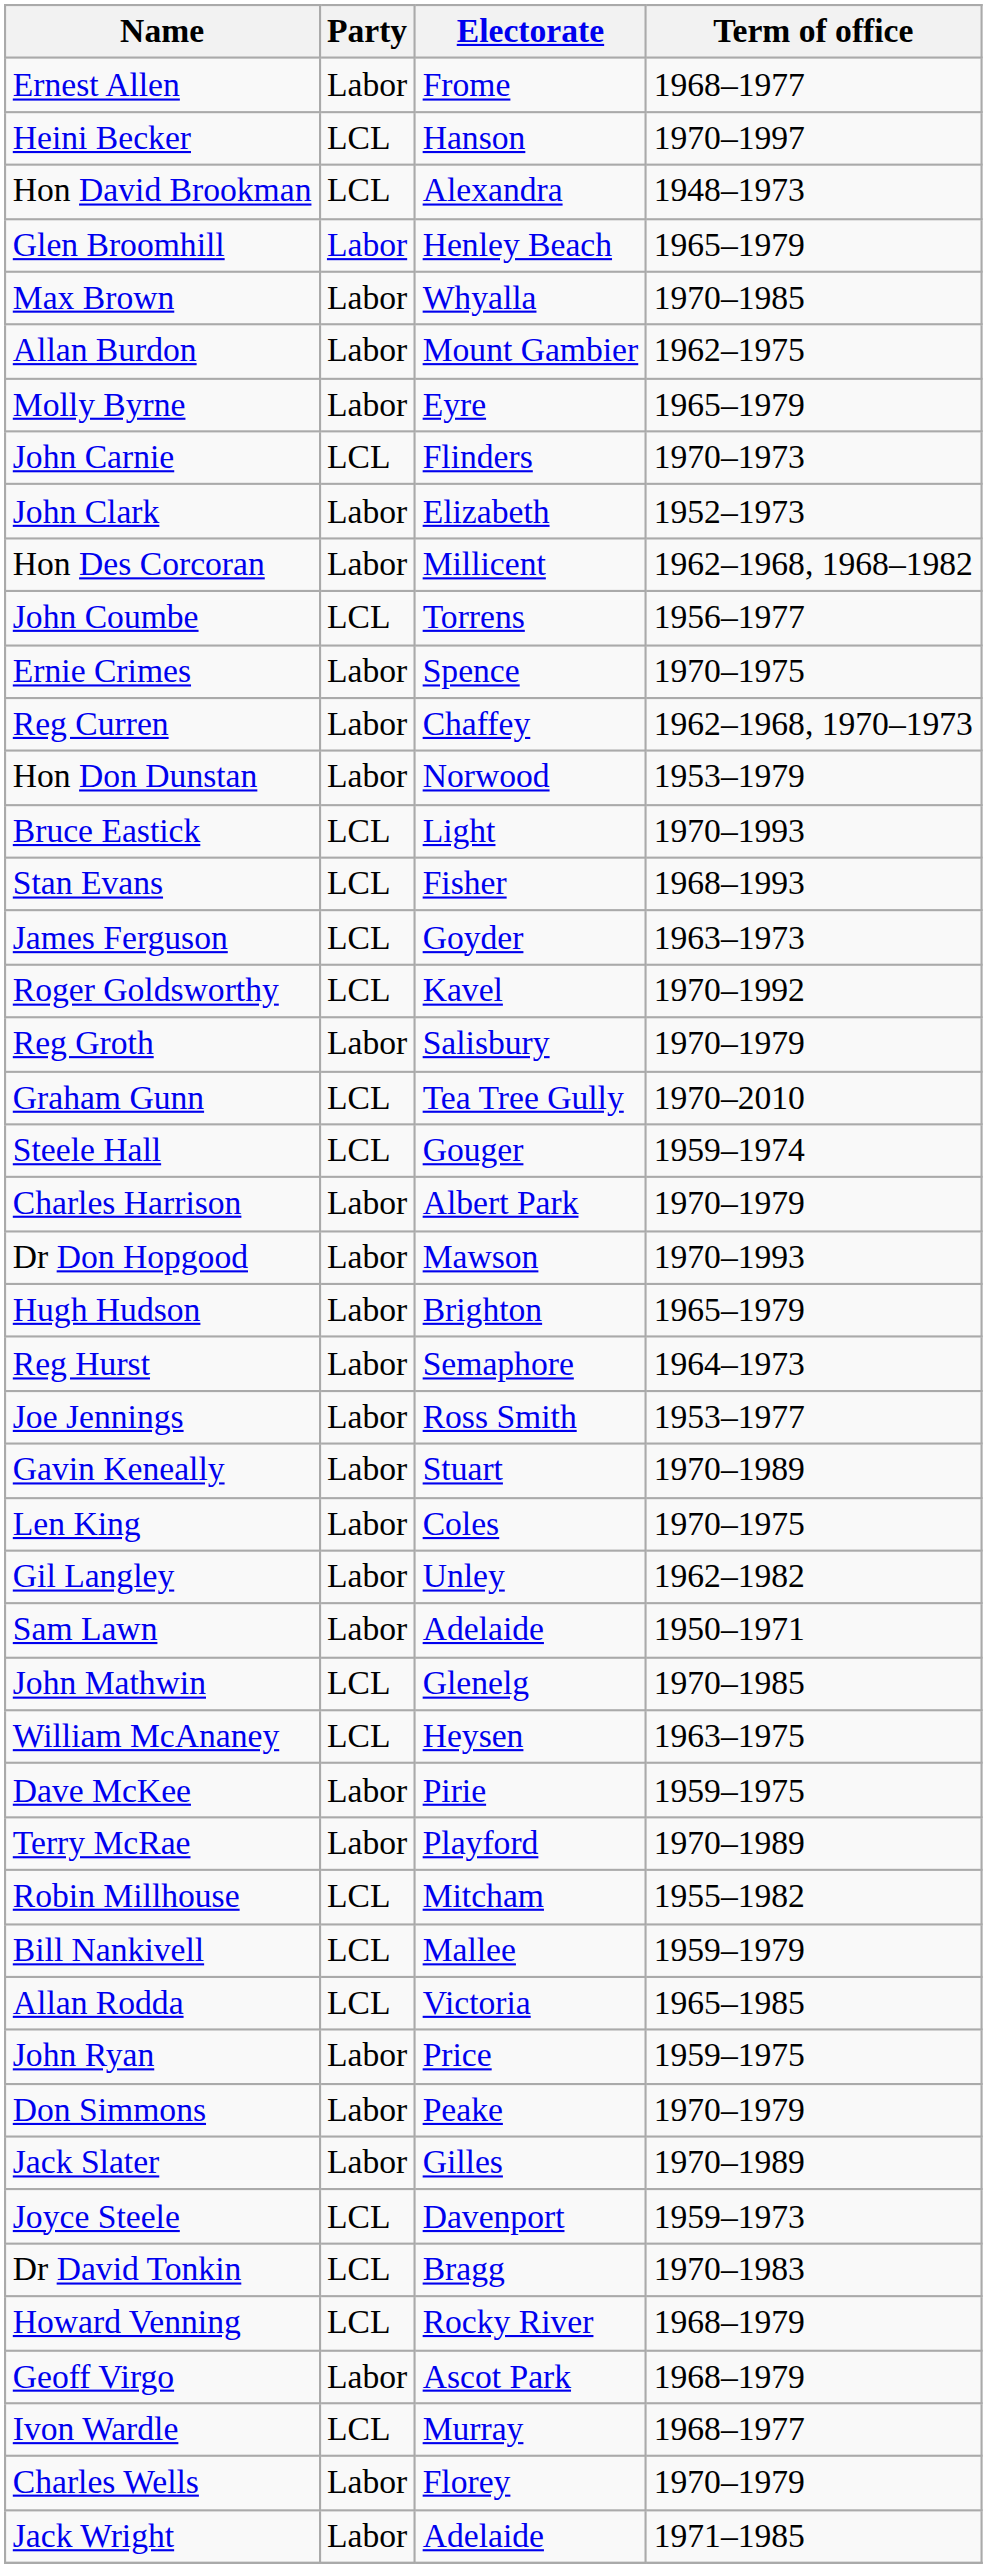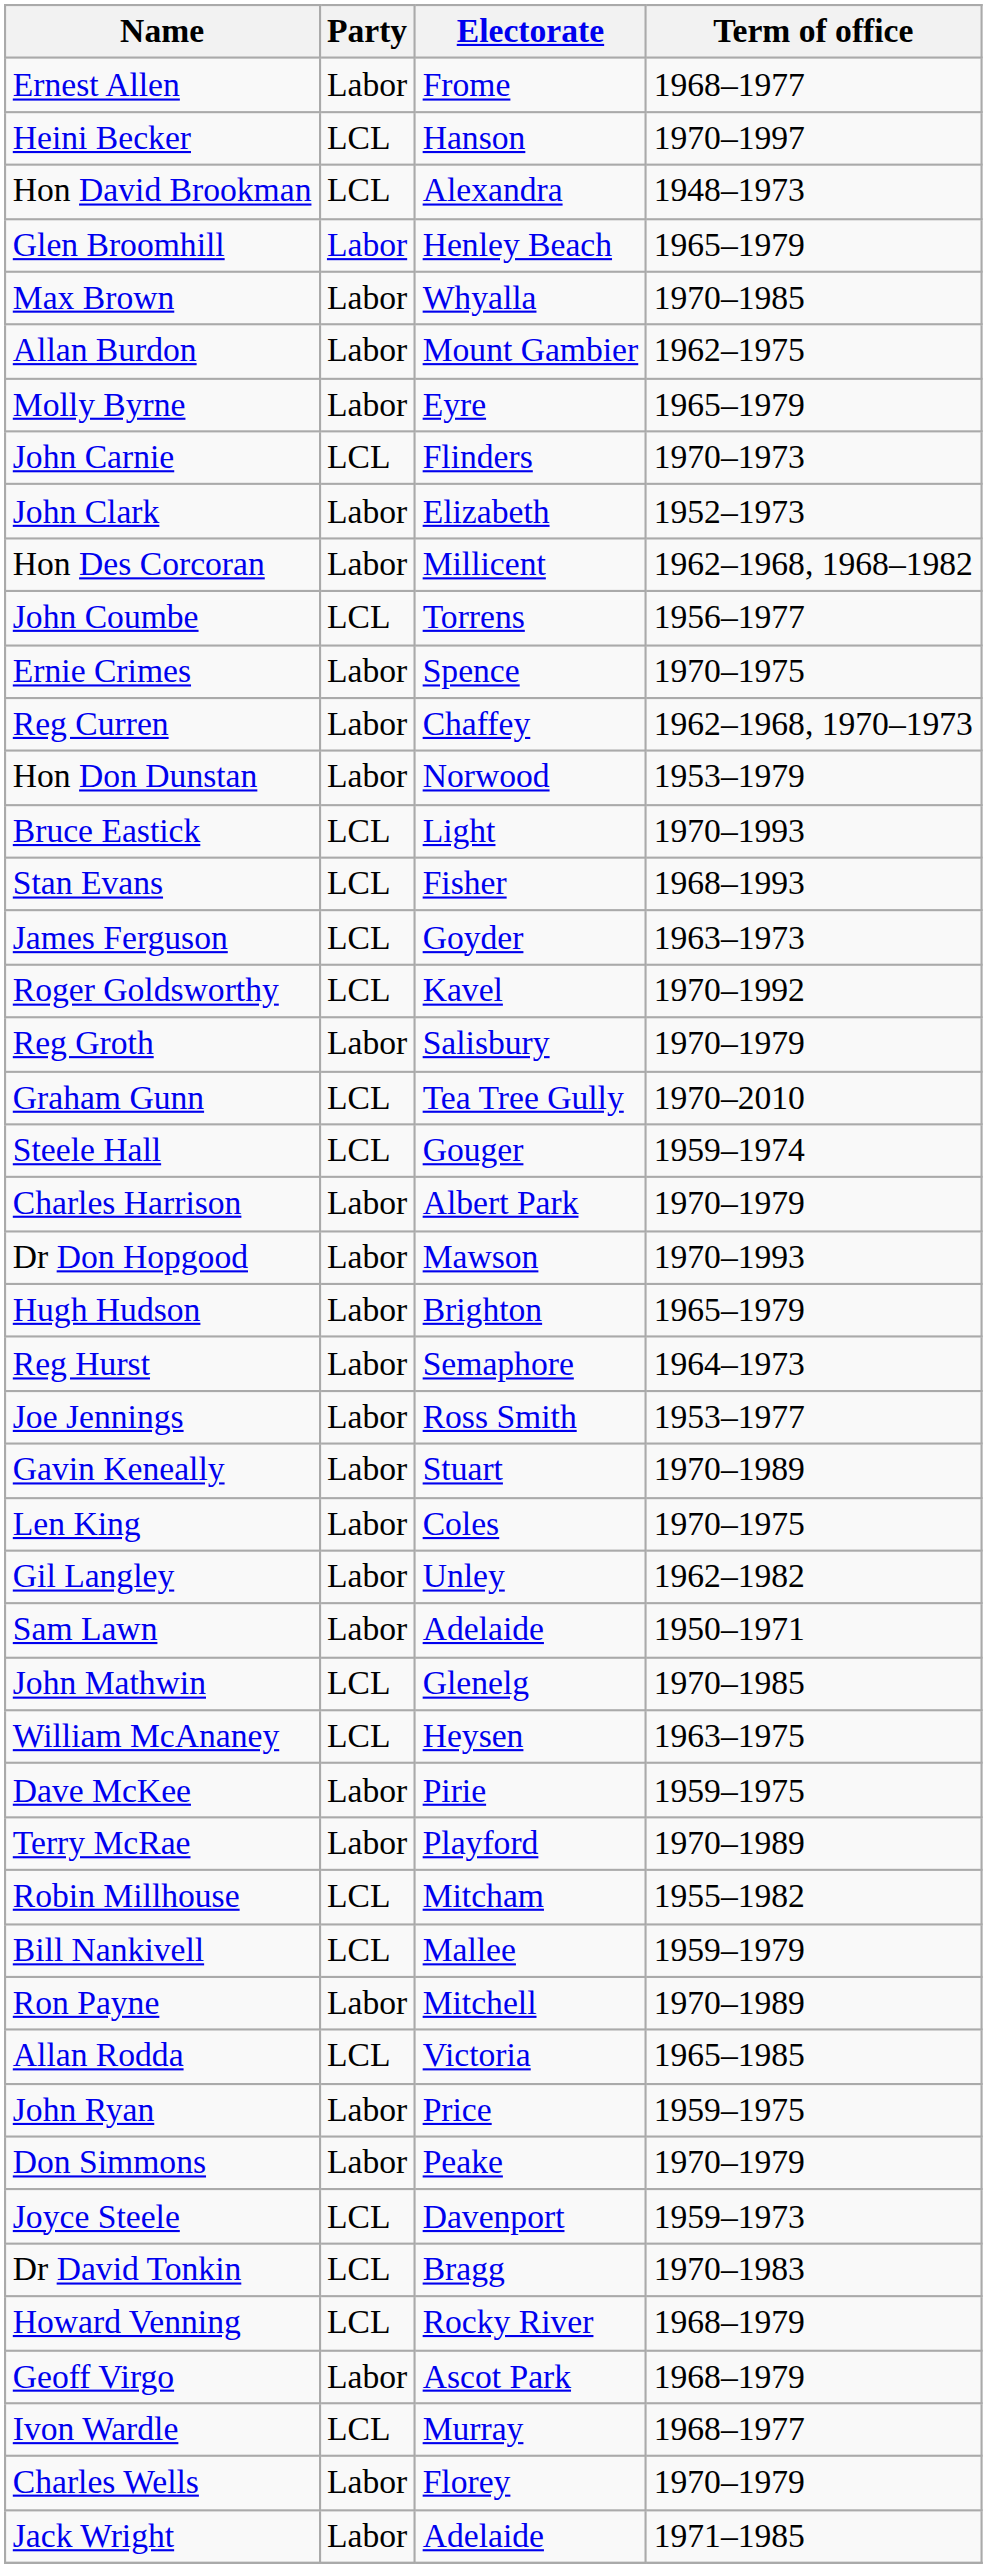+ row: (86, 2002)
- row: (86, 2162)
